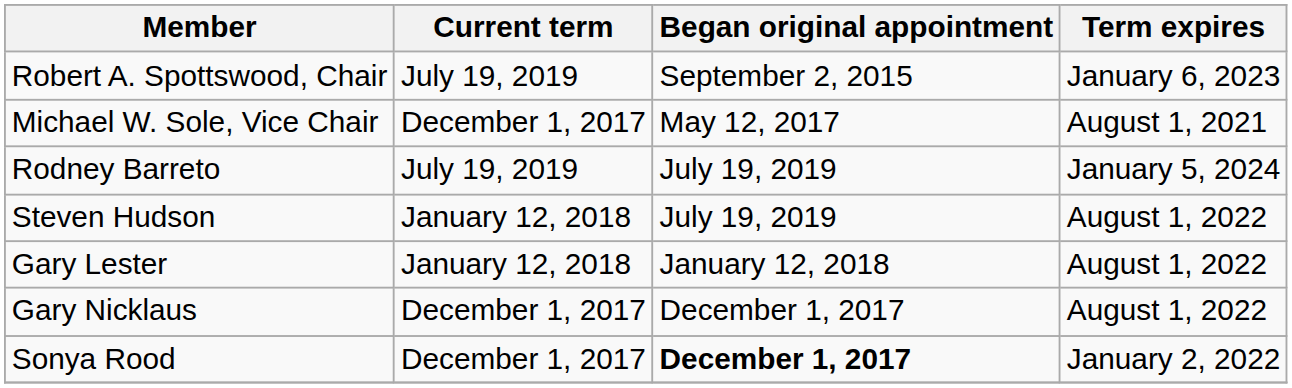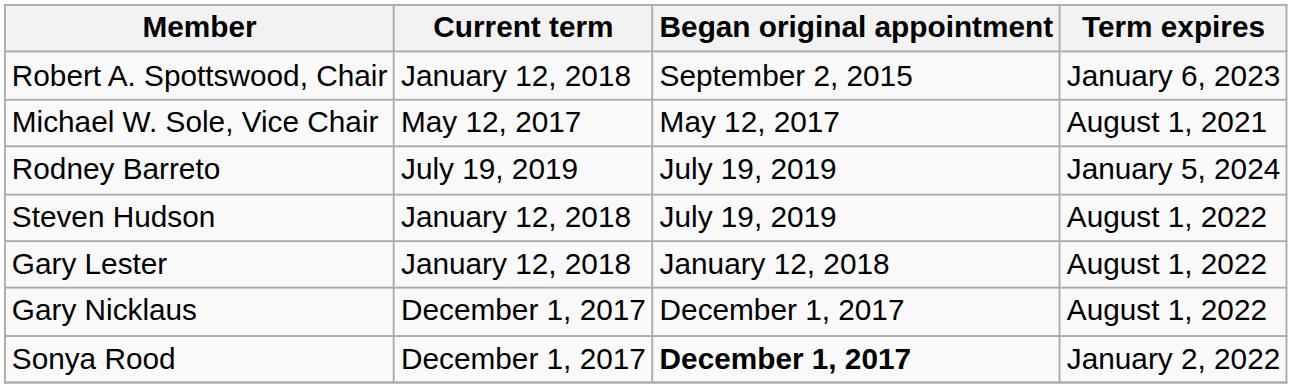(490, 75) July 19, 2019 -> (516, 75) January 12, 2018
(523, 122) December 1, 2017 -> (491, 122) May 12, 2017
